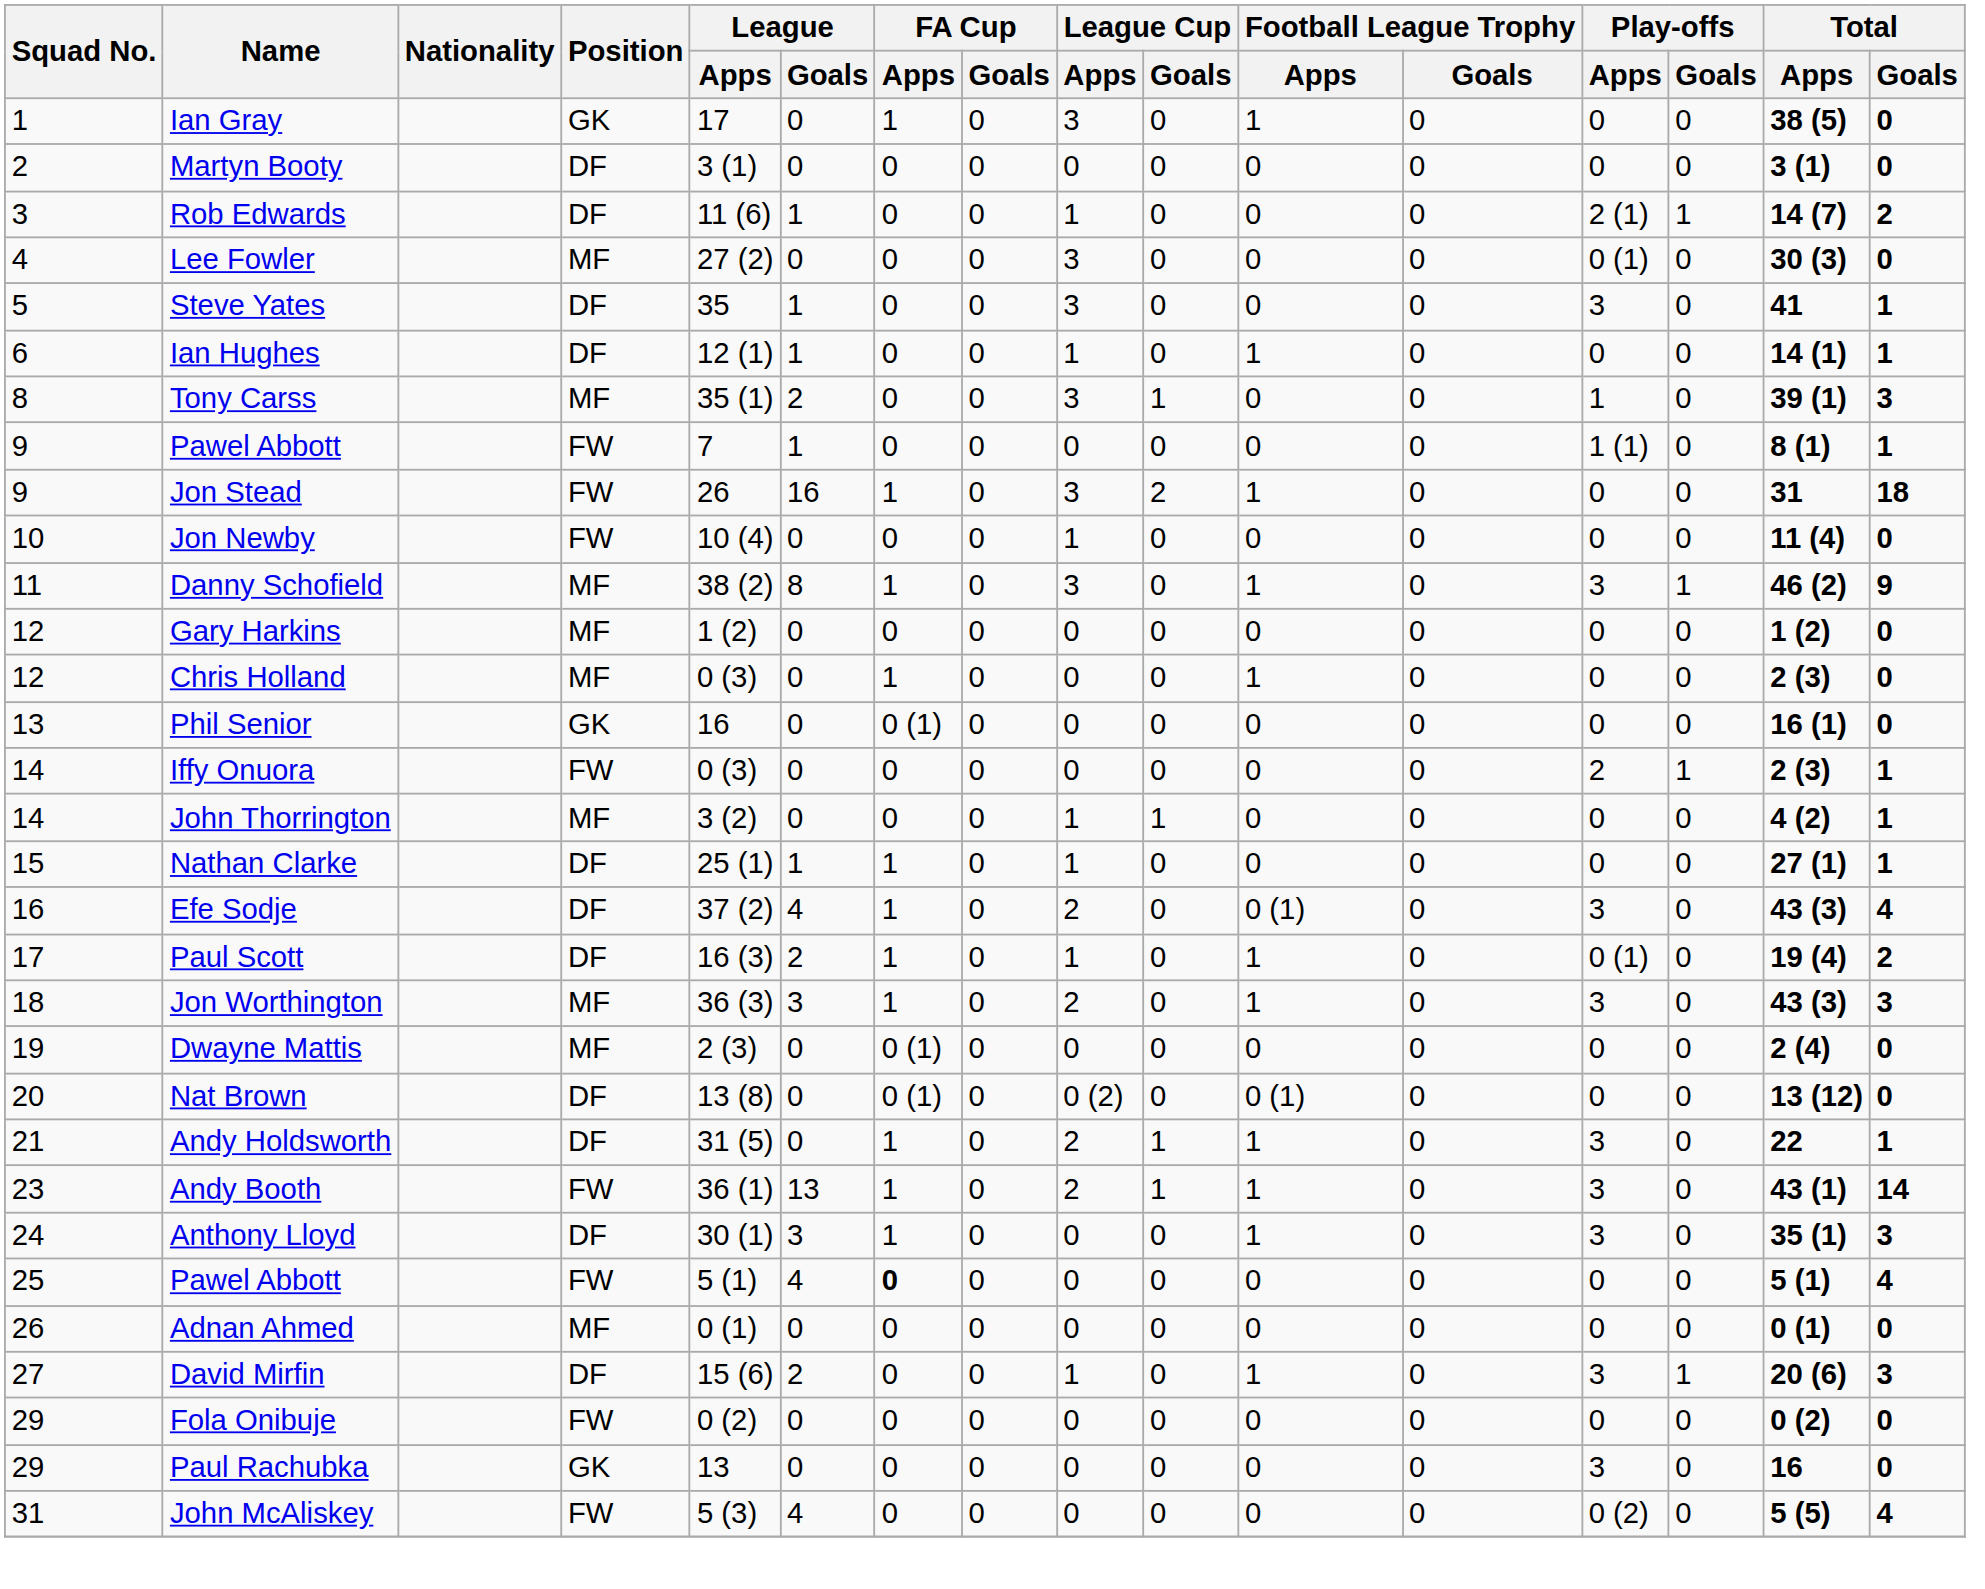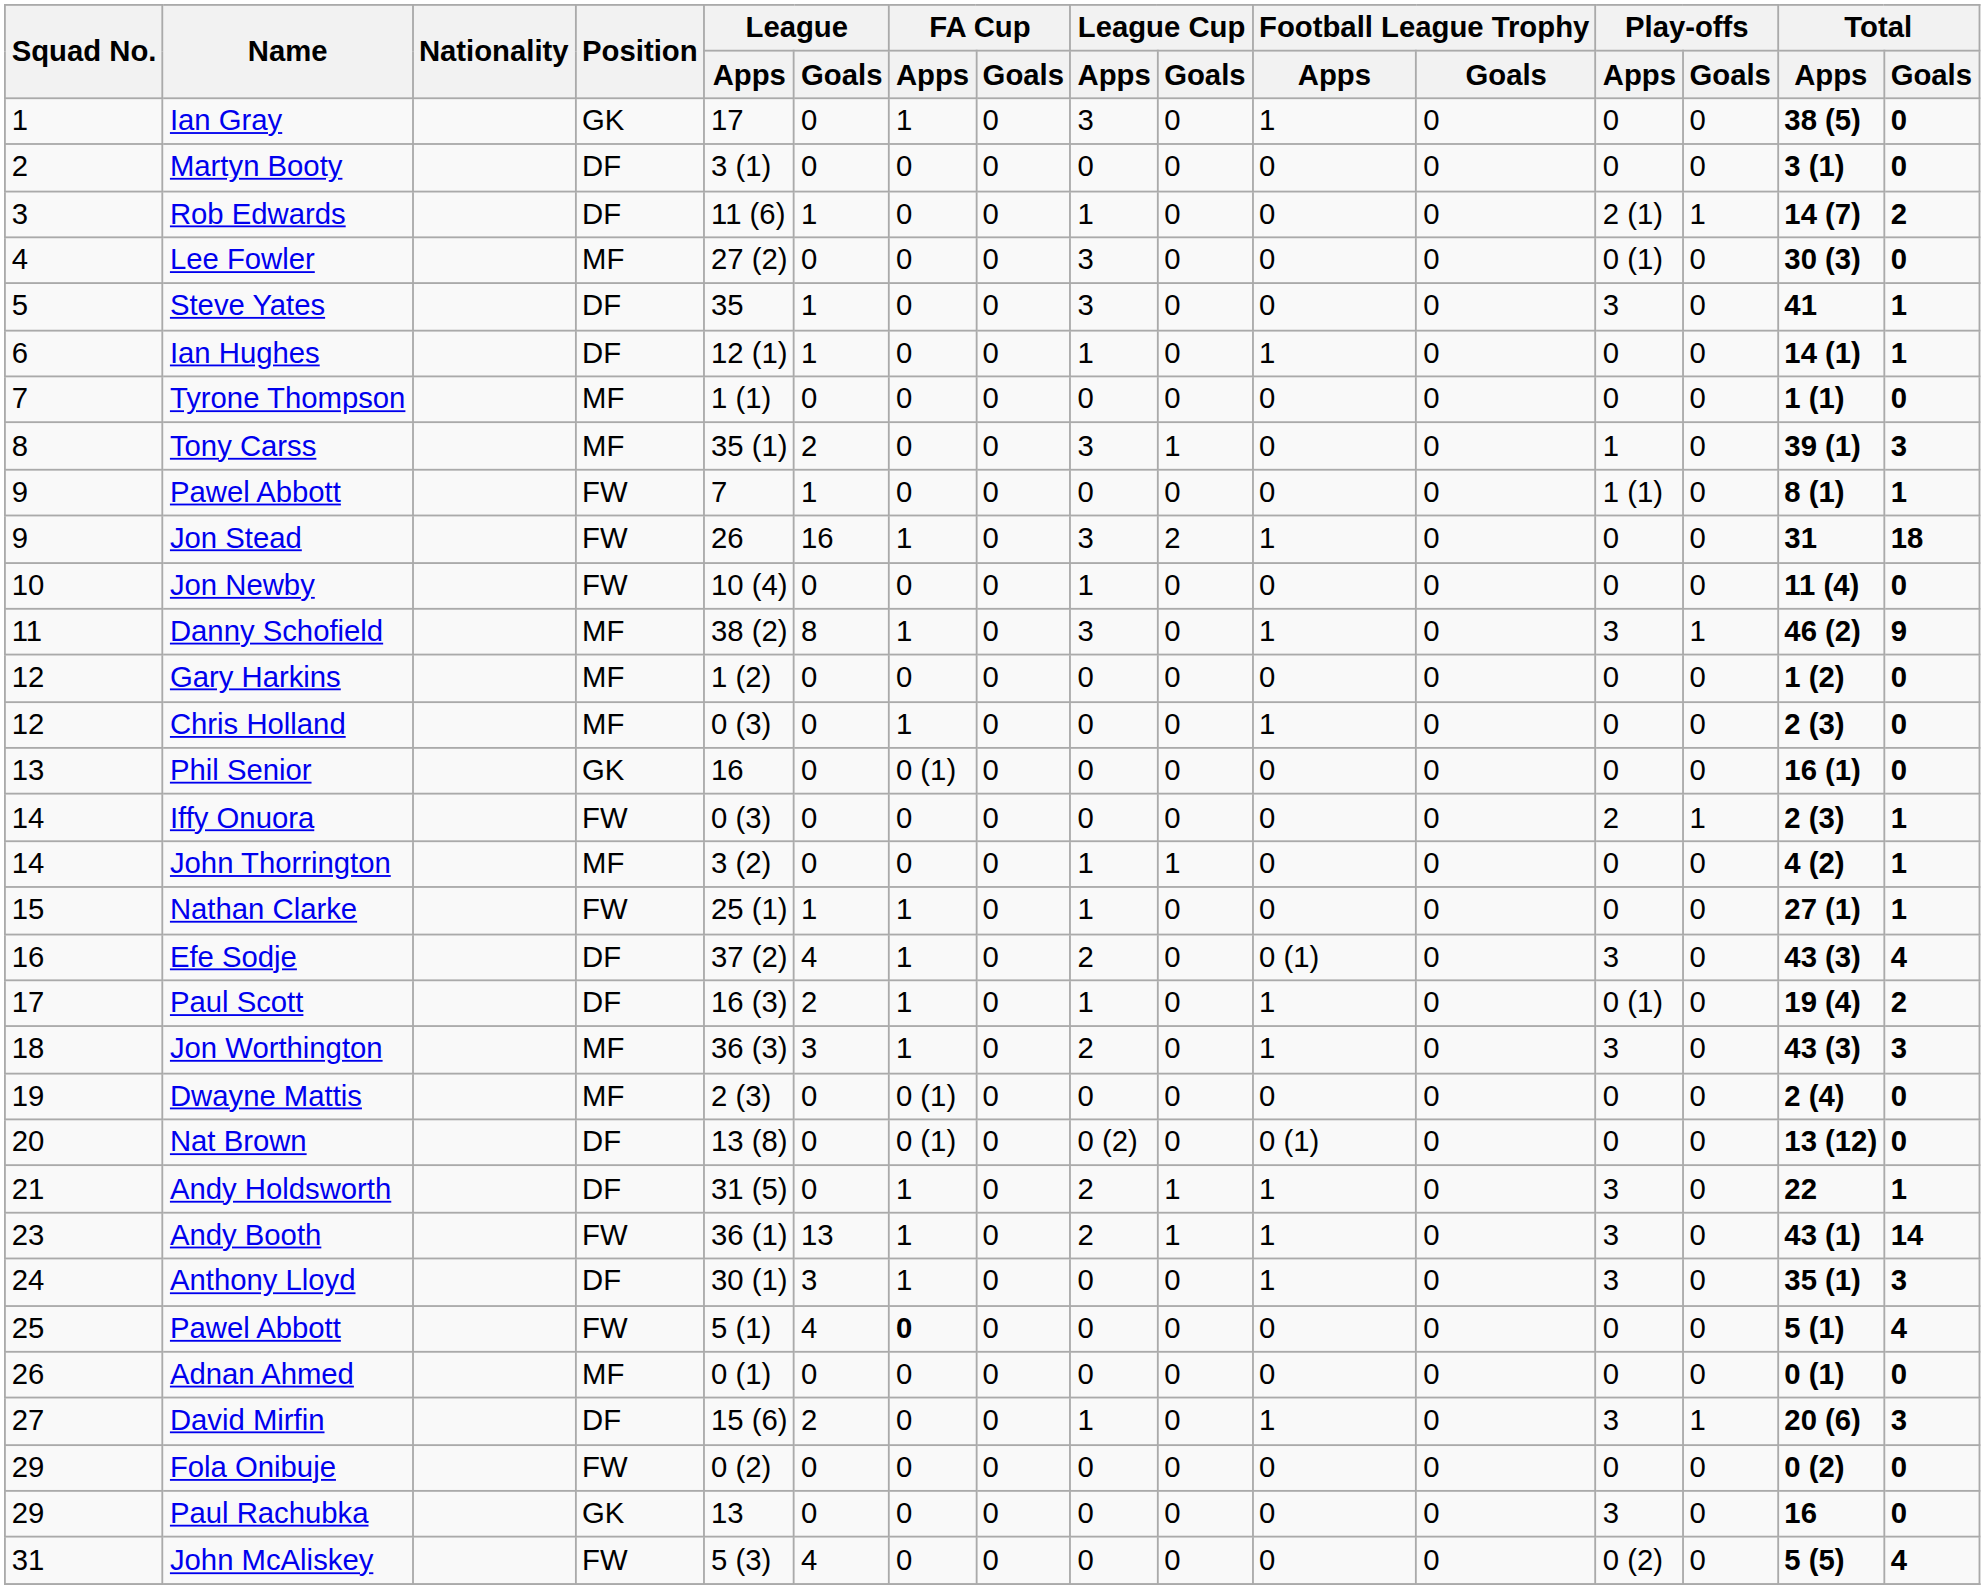+ row: (20, 399)
(587, 863) DF -> (605, 910) FW
